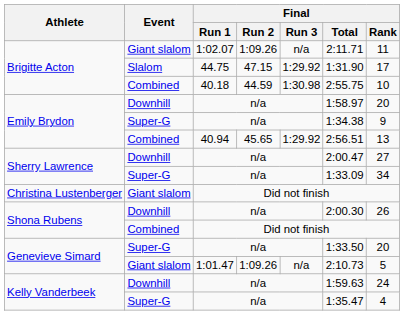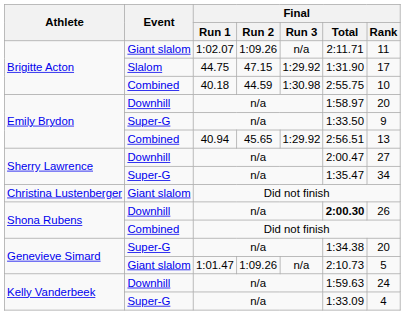(345, 122) 1:34.38 -> (345, 122) 1:33.50
(345, 176) 1:33.09 -> (345, 176) 1:35.47
(345, 211) normal -> (345, 211) bold
(345, 247) 1:33.50 -> (345, 247) 1:34.38
(345, 301) 1:35.47 -> (345, 301) 1:33.09
